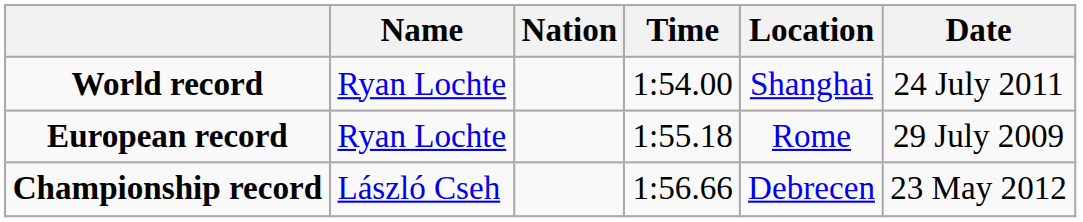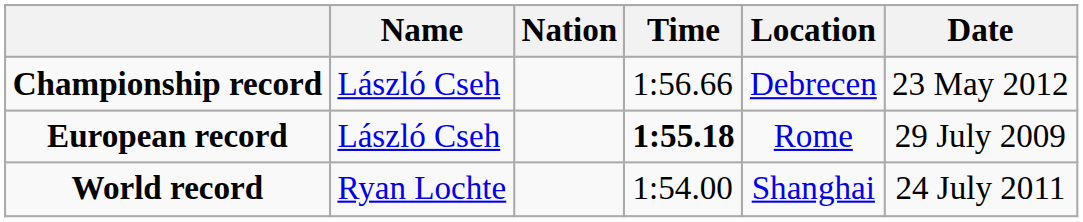rows swapped: (167, 83) <-> (167, 188)
(422, 135) Ryan Lochte -> (419, 135) László Cseh
(683, 135) normal -> (684, 135) bold
